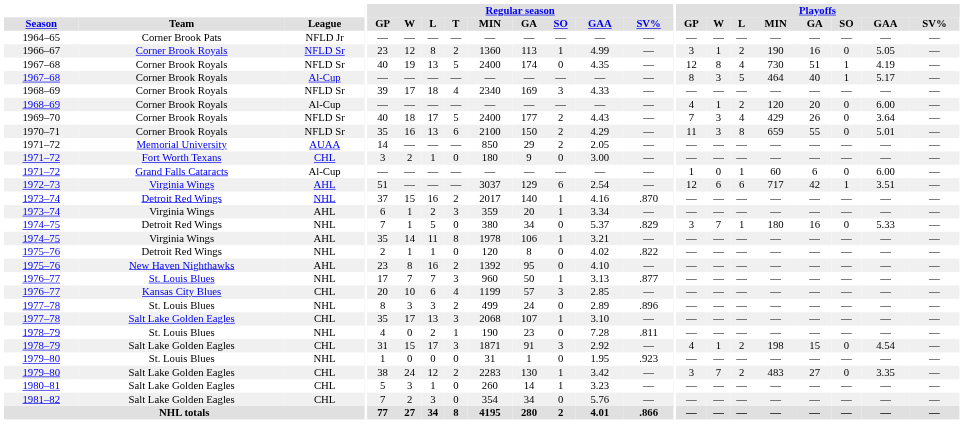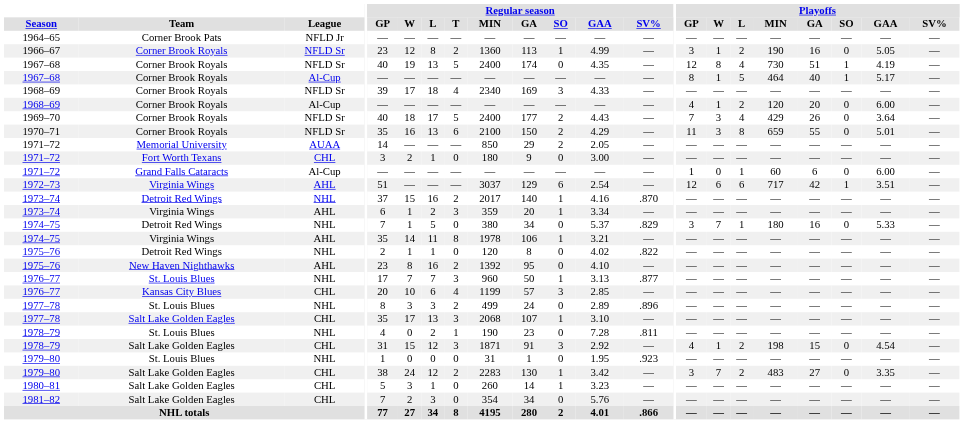(719, 77) 3 -> (719, 77) 1
(433, 345) 17 -> (433, 345) 12
